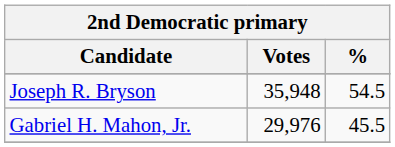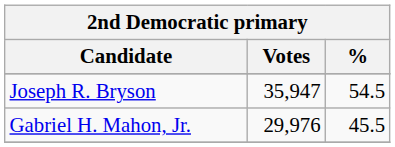(292, 91) 35,948 -> (292, 91) 35,947
